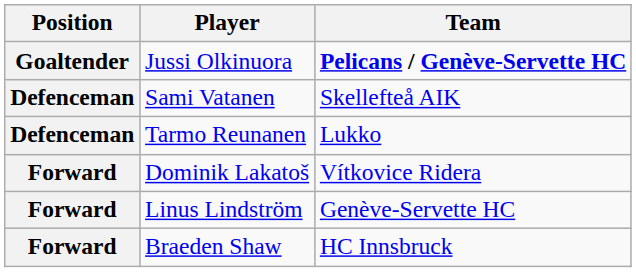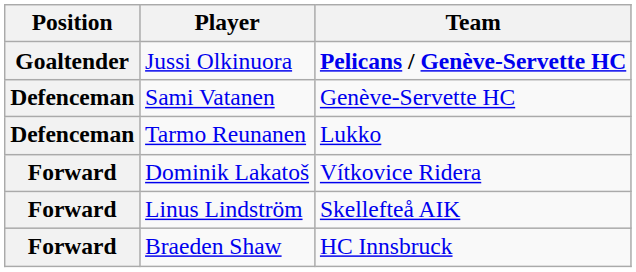(390, 97) Skellefteå AIK -> (418, 97) Genève-Servette HC
(418, 209) Genève-Servette HC -> (390, 209) Skellefteå AIK
